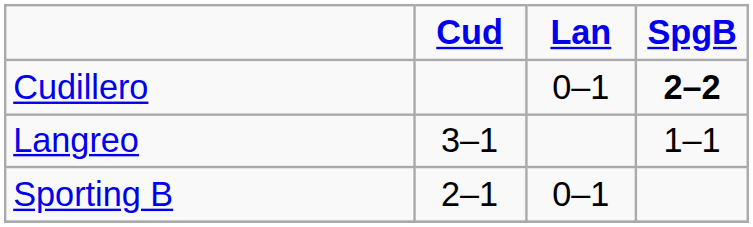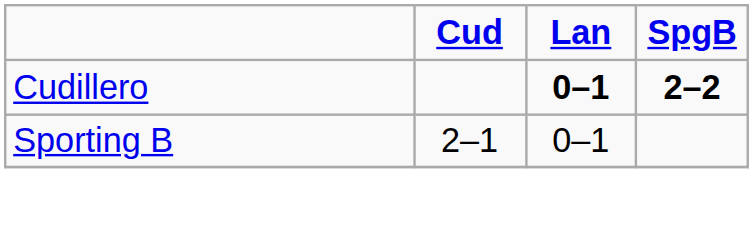(581, 87) normal -> (581, 87) bold
- row: (76, 141)
